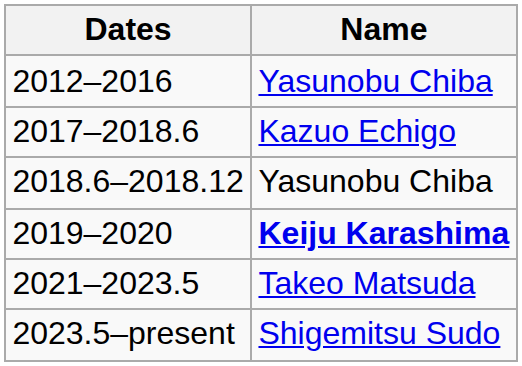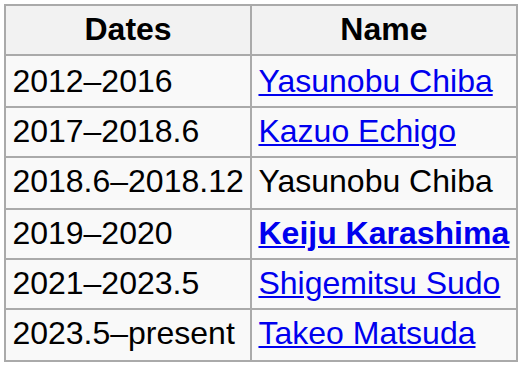(367, 283) Takeo Matsuda -> (379, 283) Shigemitsu Sudo
(379, 334) Shigemitsu Sudo -> (367, 334) Takeo Matsuda
